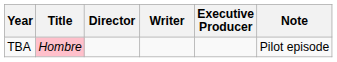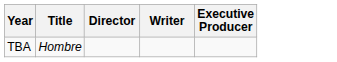- column: (295, 20)
(60, 47) pink background -> (60, 47) no background
